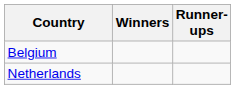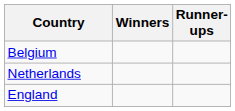+ row: (33, 95)
